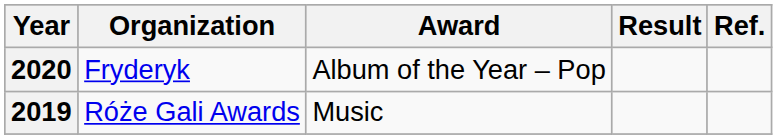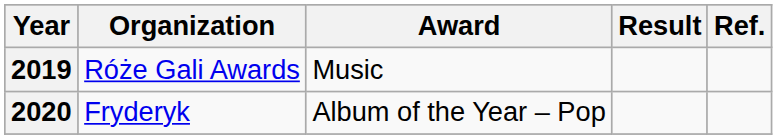rows swapped: (41, 112) <-> (41, 69)
